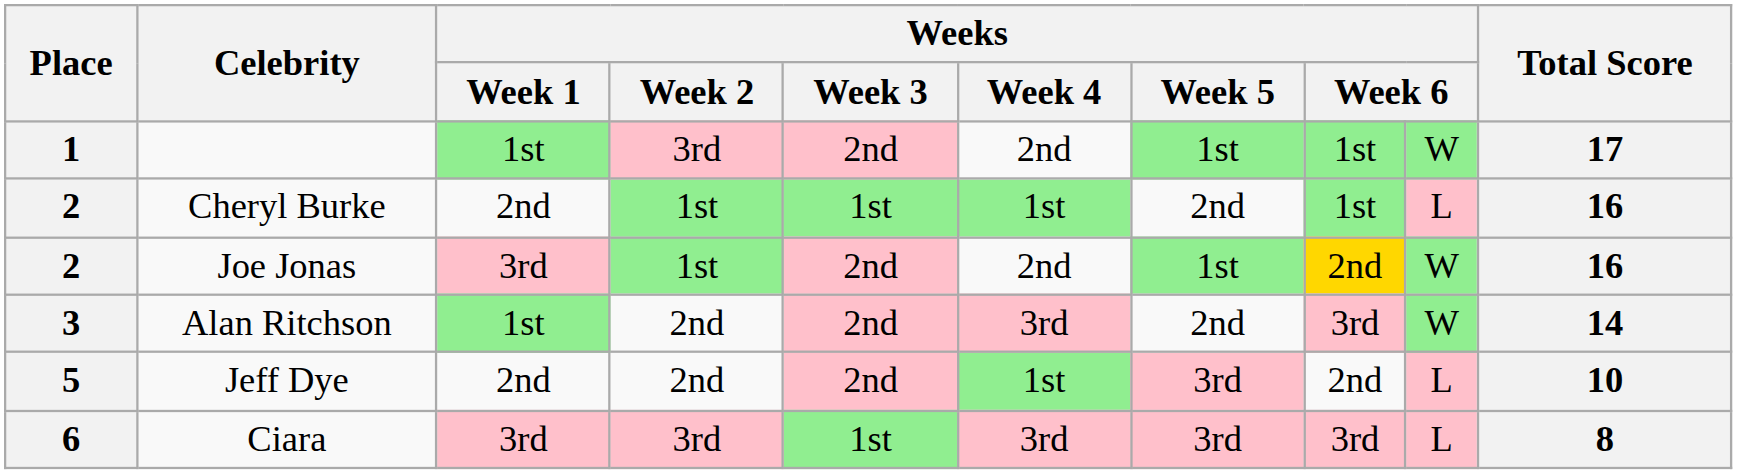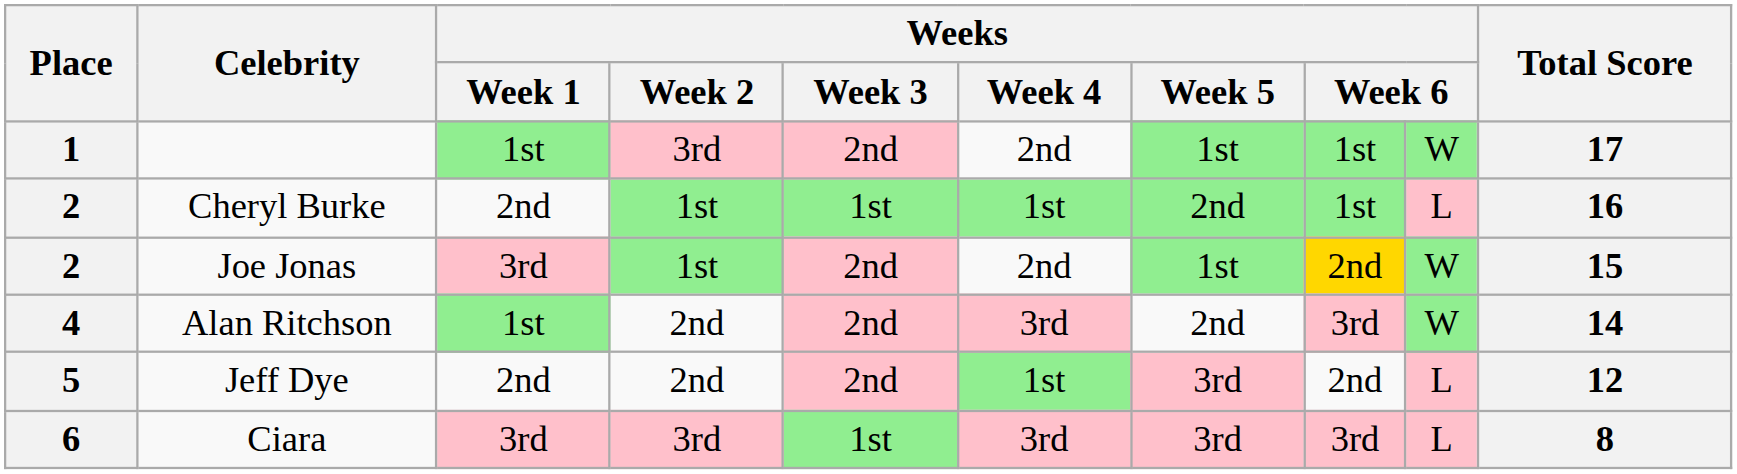(1218, 206) no background -> (1218, 206) lightgreen background
(1605, 264) 16 -> (1605, 264) 15
(71, 322) 3 -> (71, 322) 4
(1605, 380) 10 -> (1605, 380) 12
